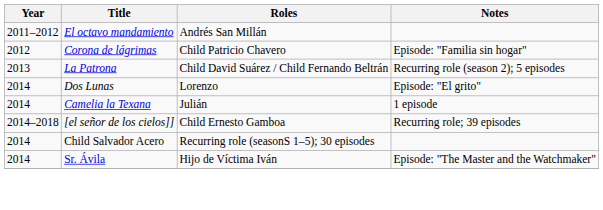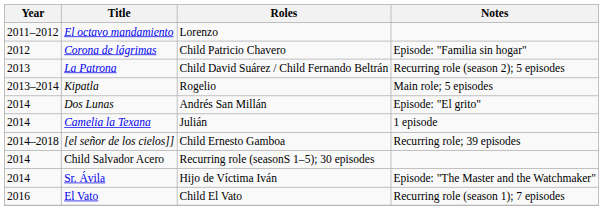(223, 31) Andrés San Millán -> (199, 31) Lorenzo
+ row: (81, 86)
(199, 86) Lorenzo -> (223, 104) Andrés San Millán
+ row: (81, 196)
